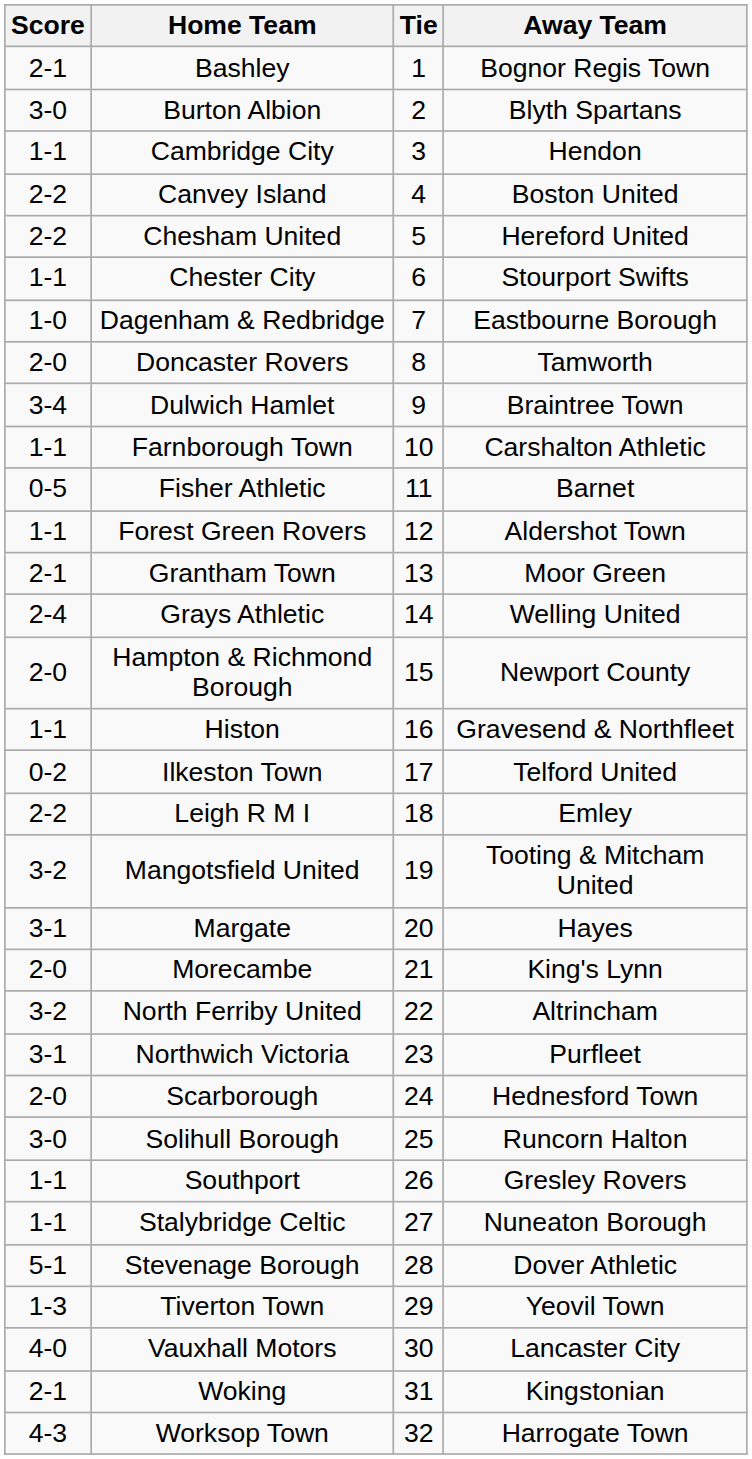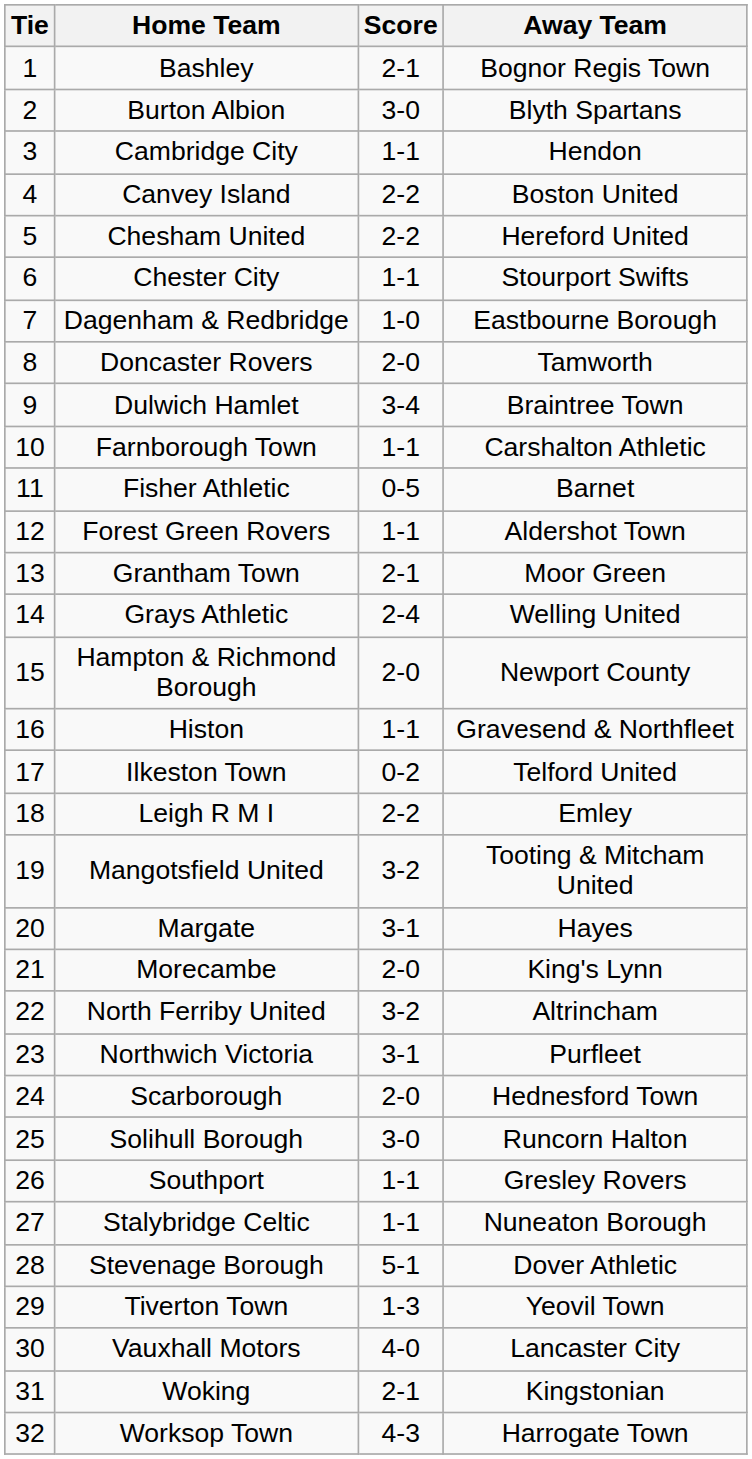columns swapped: (419, 25) <-> (48, 25)
